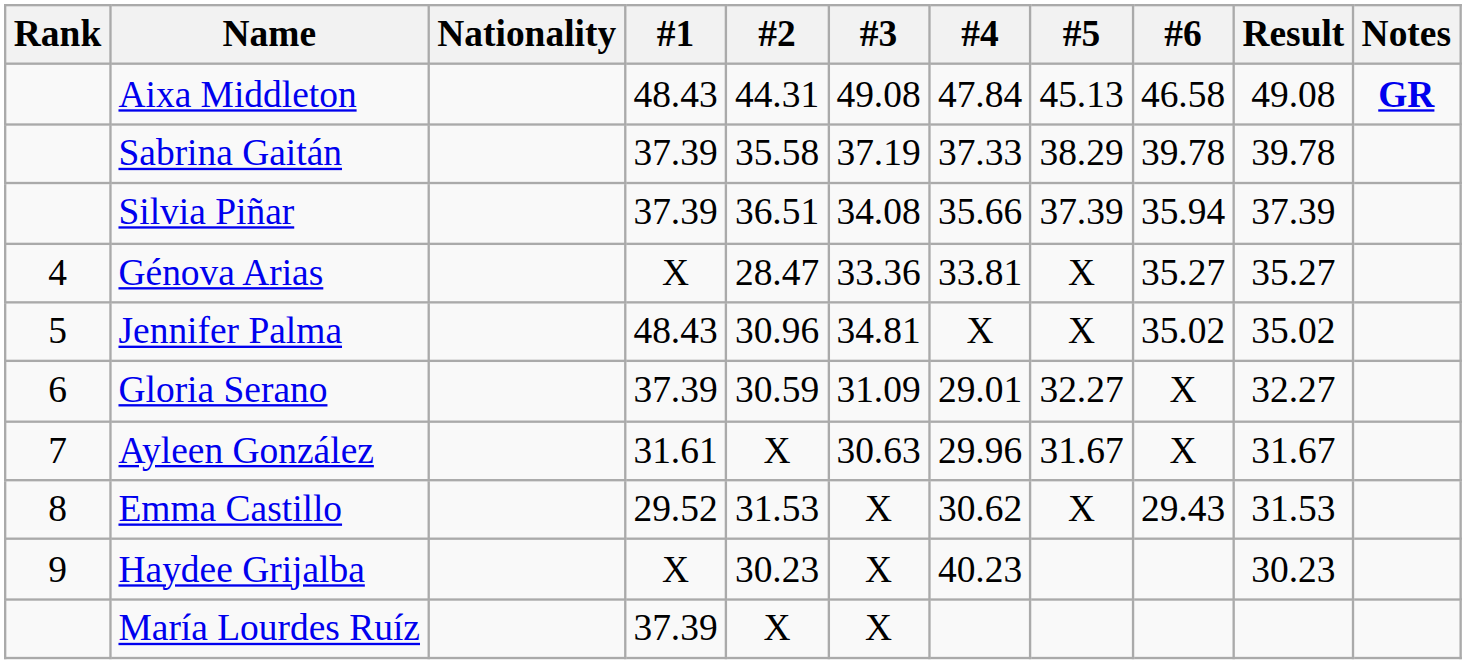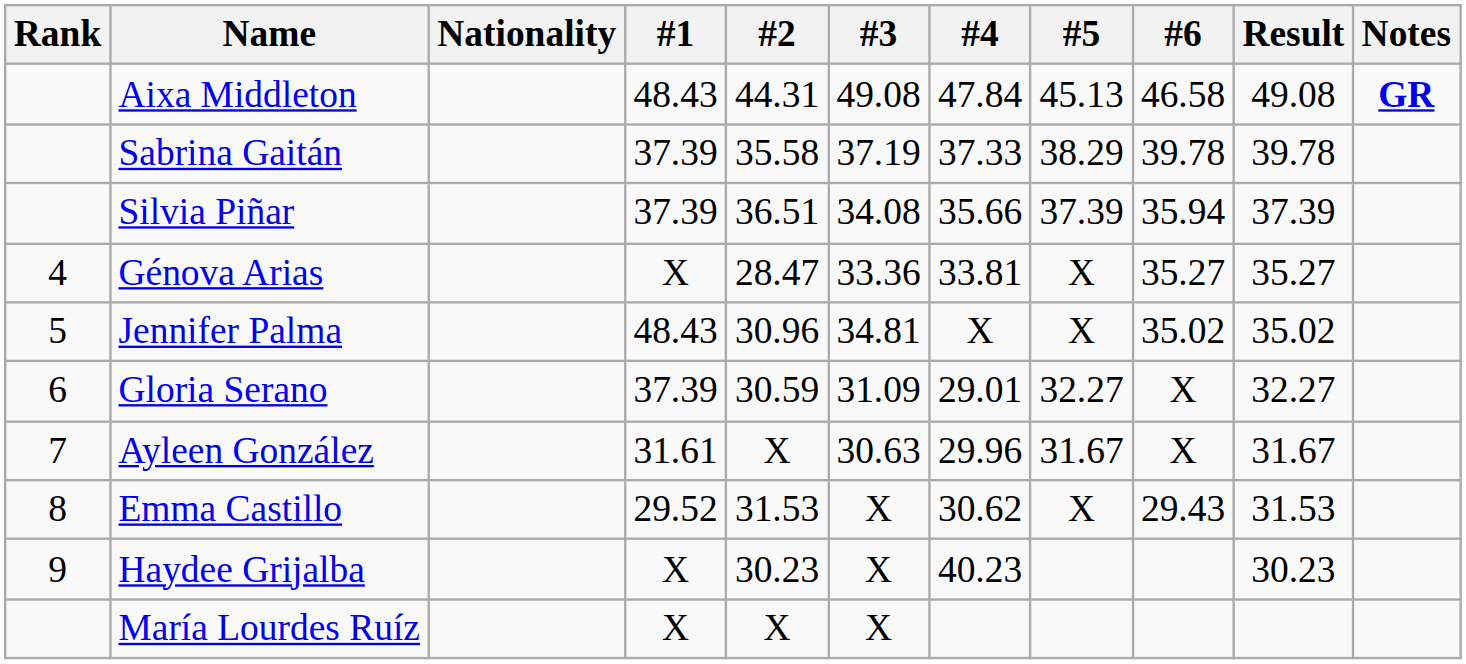(676, 627) 37.39 -> (676, 627) X
